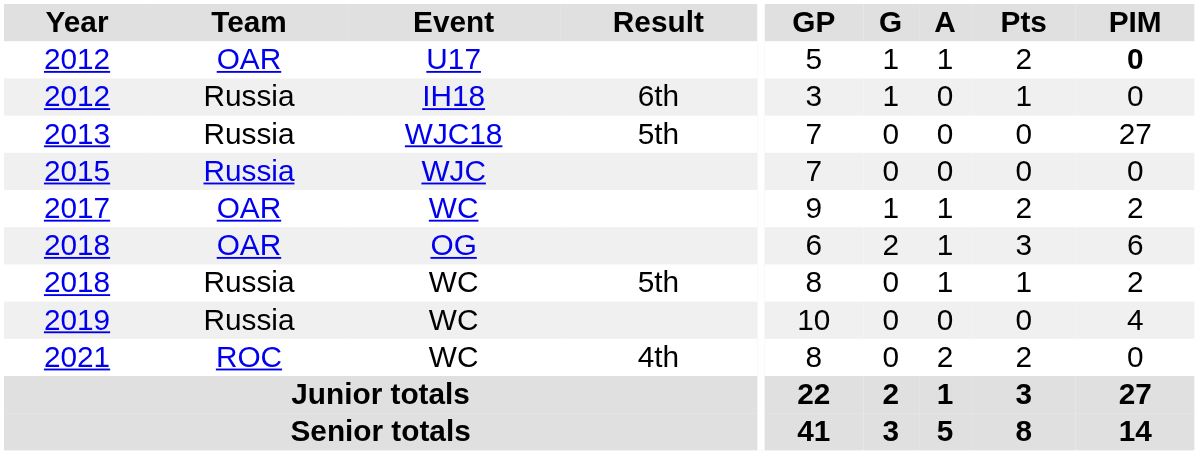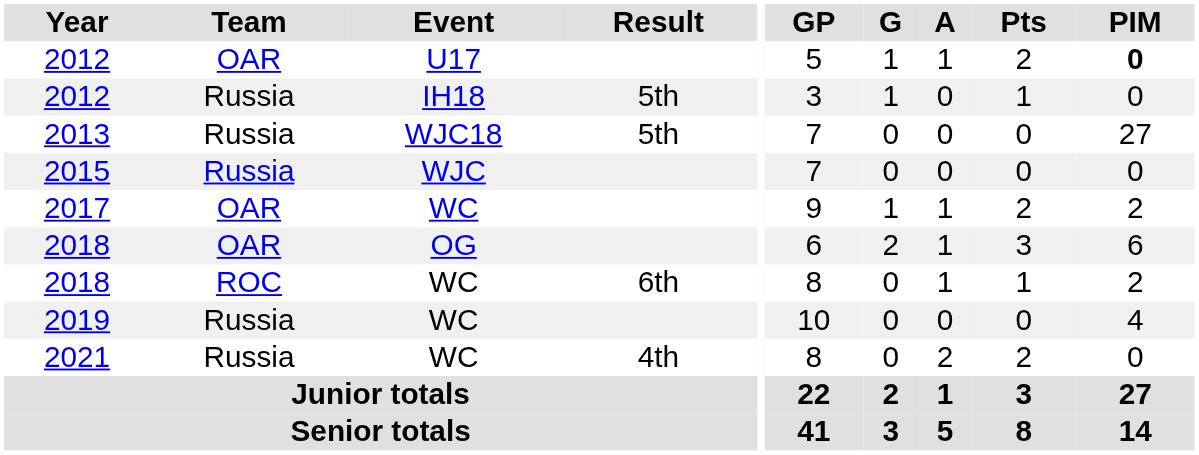(658, 96) 6th -> (658, 96) 5th
(249, 282) Russia -> (249, 282) ROC
(658, 282) 5th -> (658, 282) 6th
(249, 356) ROC -> (249, 356) Russia
